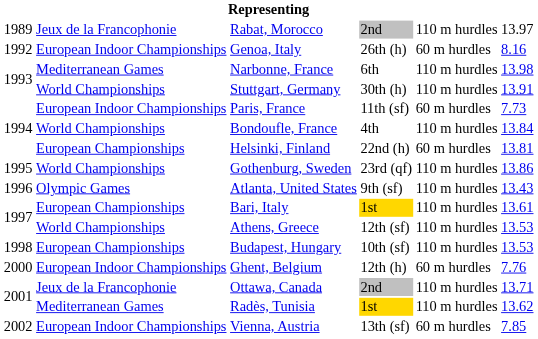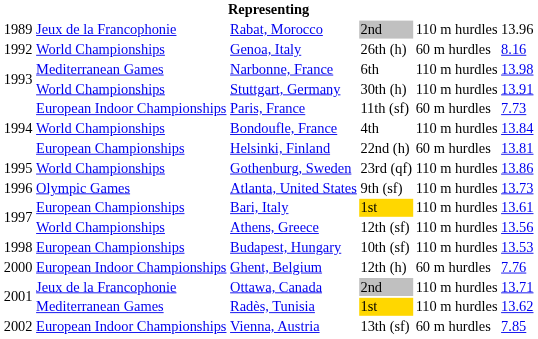(517, 29) 13.97 -> (517, 29) 13.96
(131, 49) European Indoor Championships -> (101, 49) World Championships
(517, 188) 13.43 -> (517, 188) 13.73
(517, 227) 13.53 -> (517, 227) 13.56
